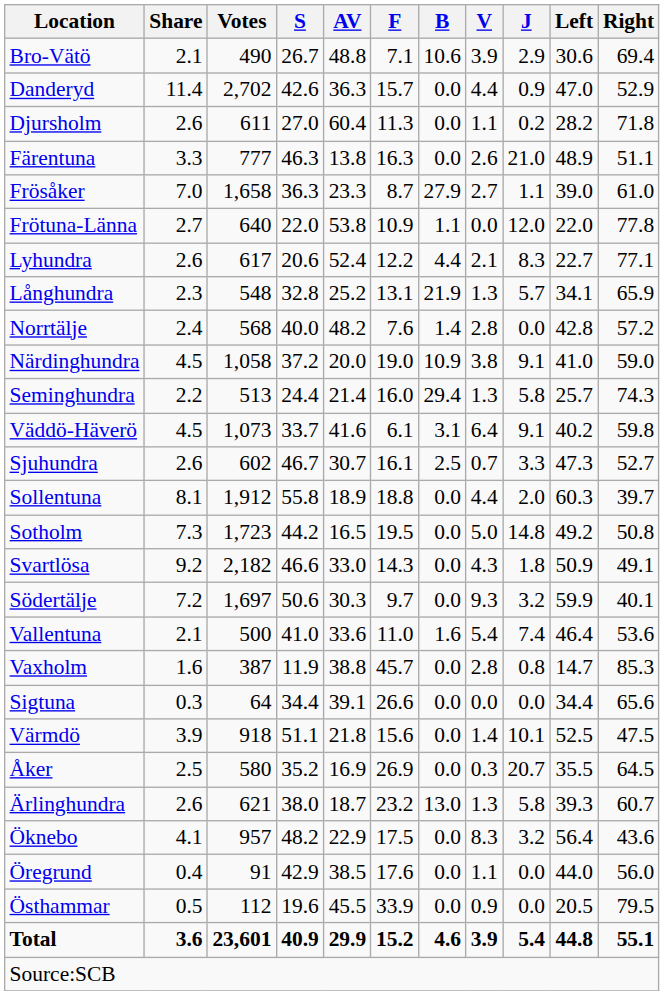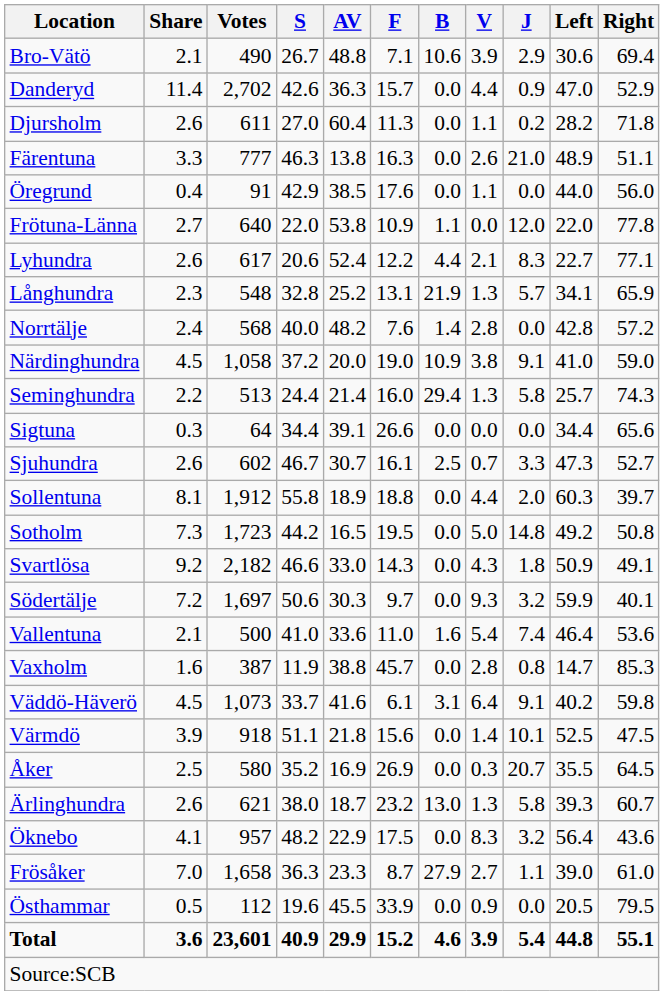rows swapped: (47, 191) <-> (51, 871)
rows swapped: (42, 701) <-> (73, 429)
